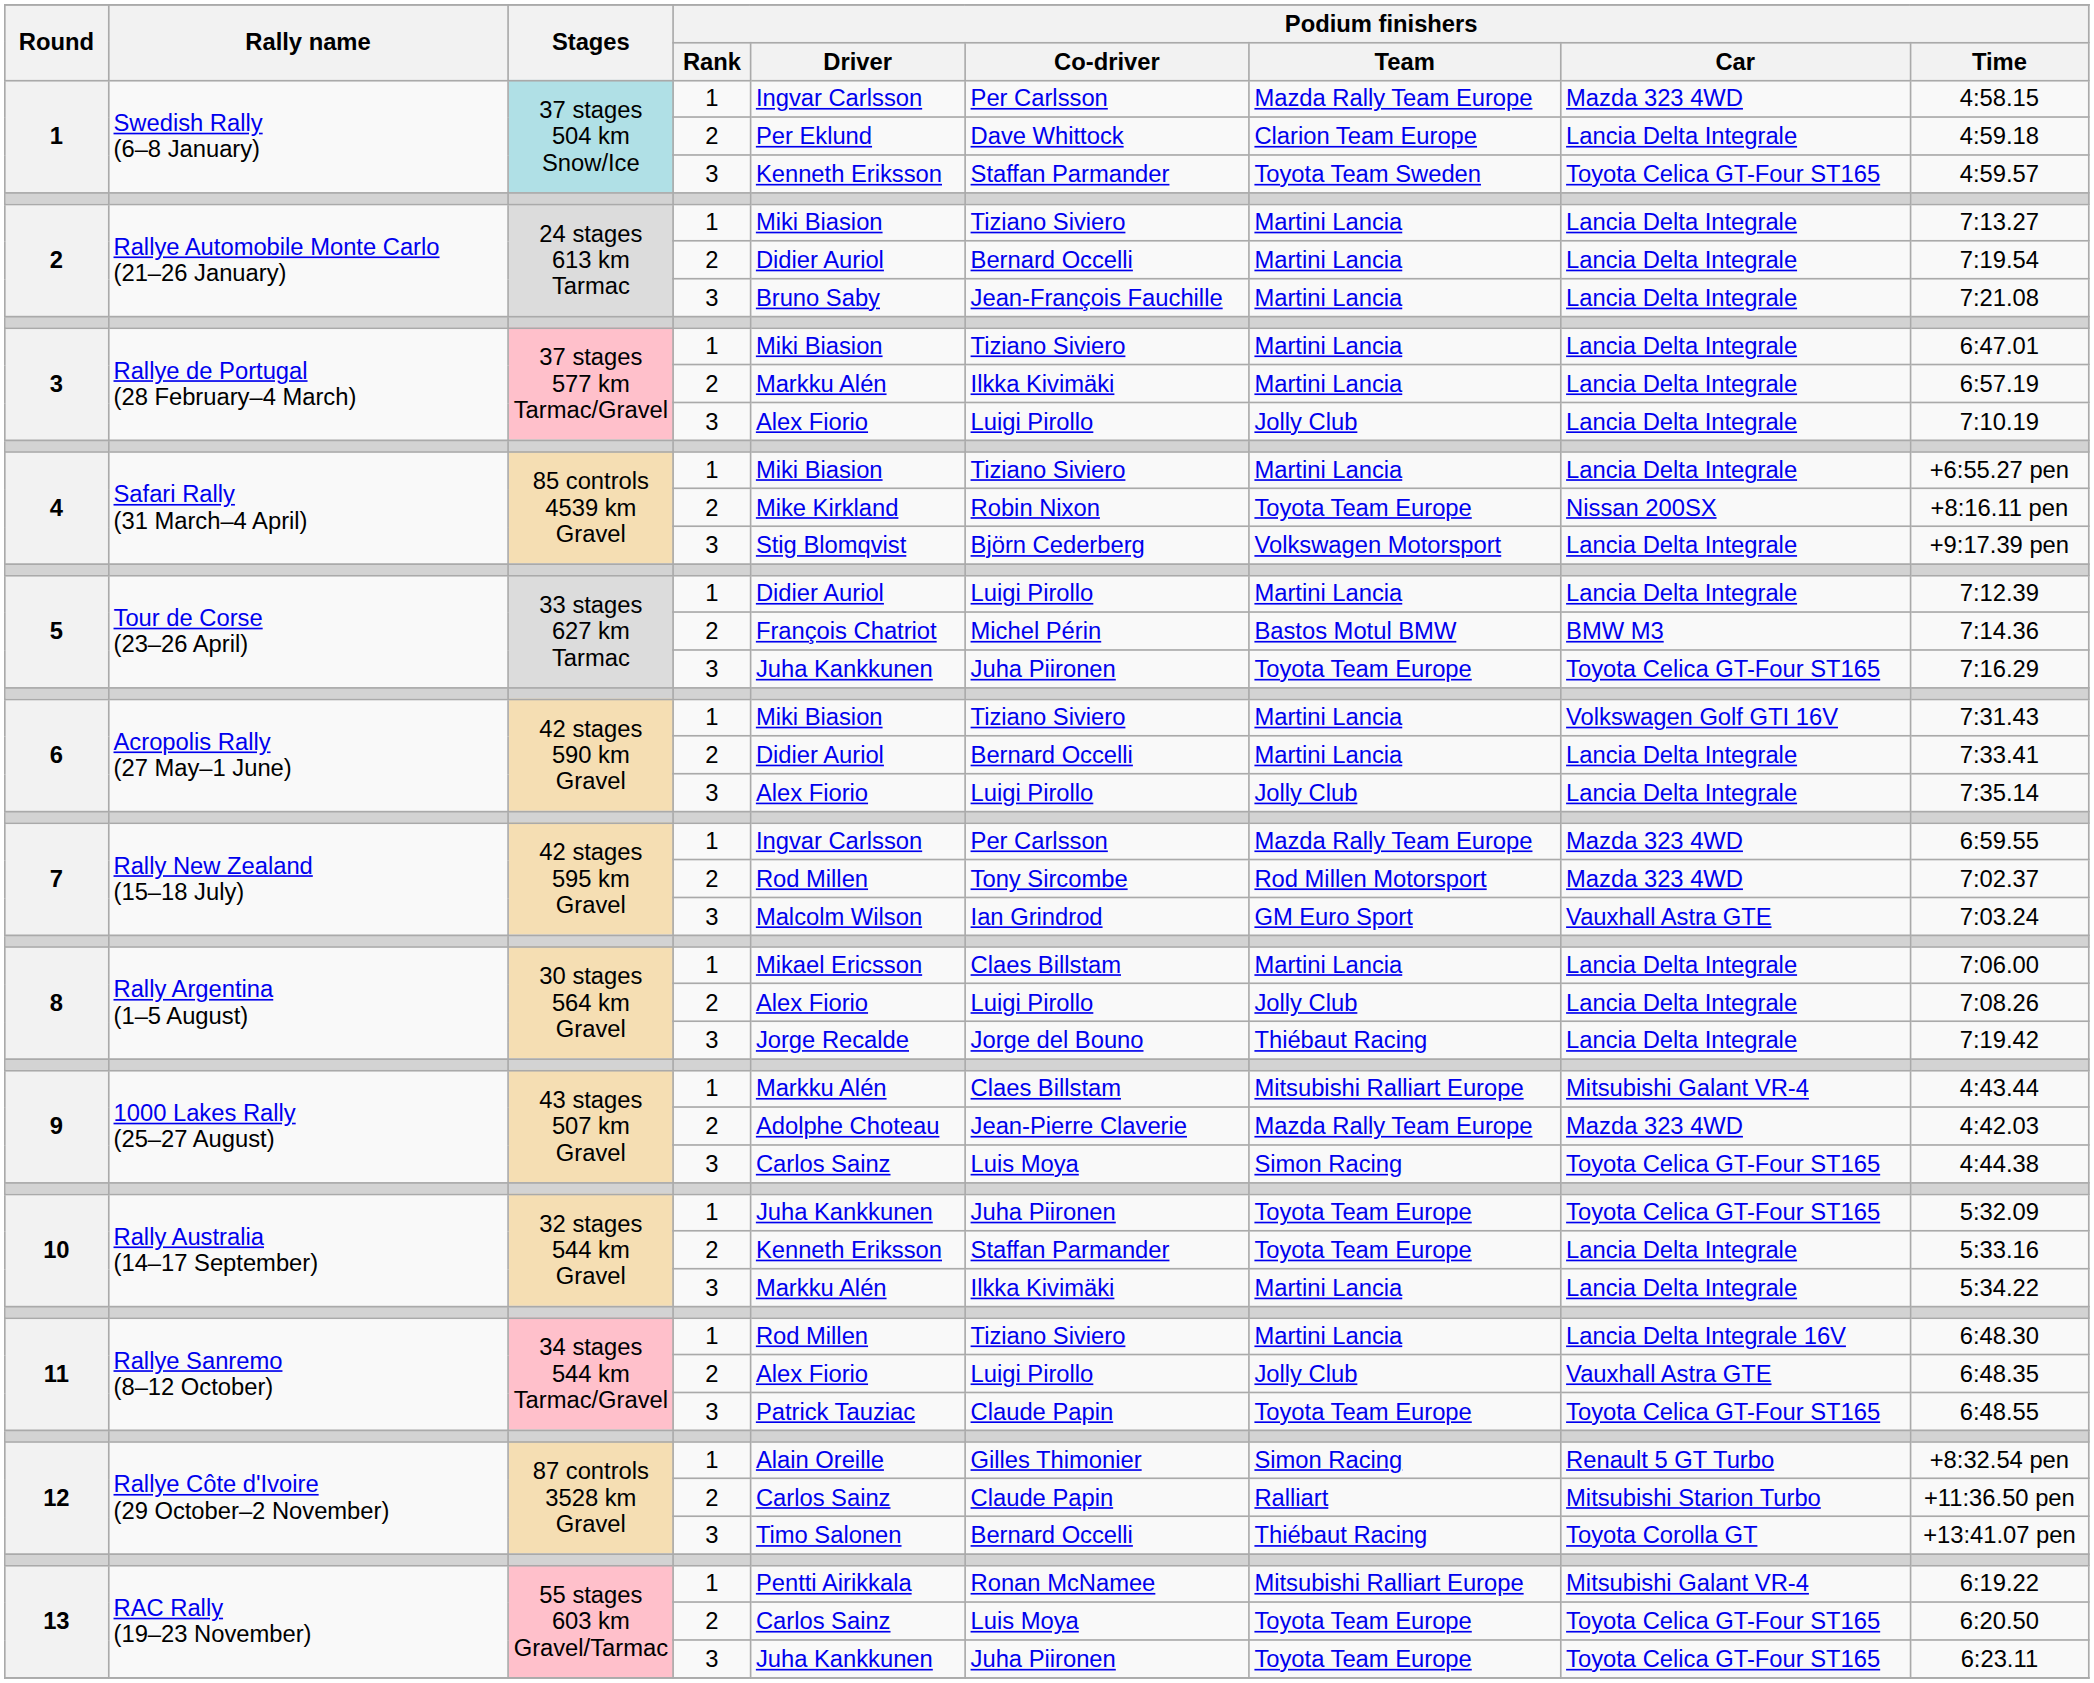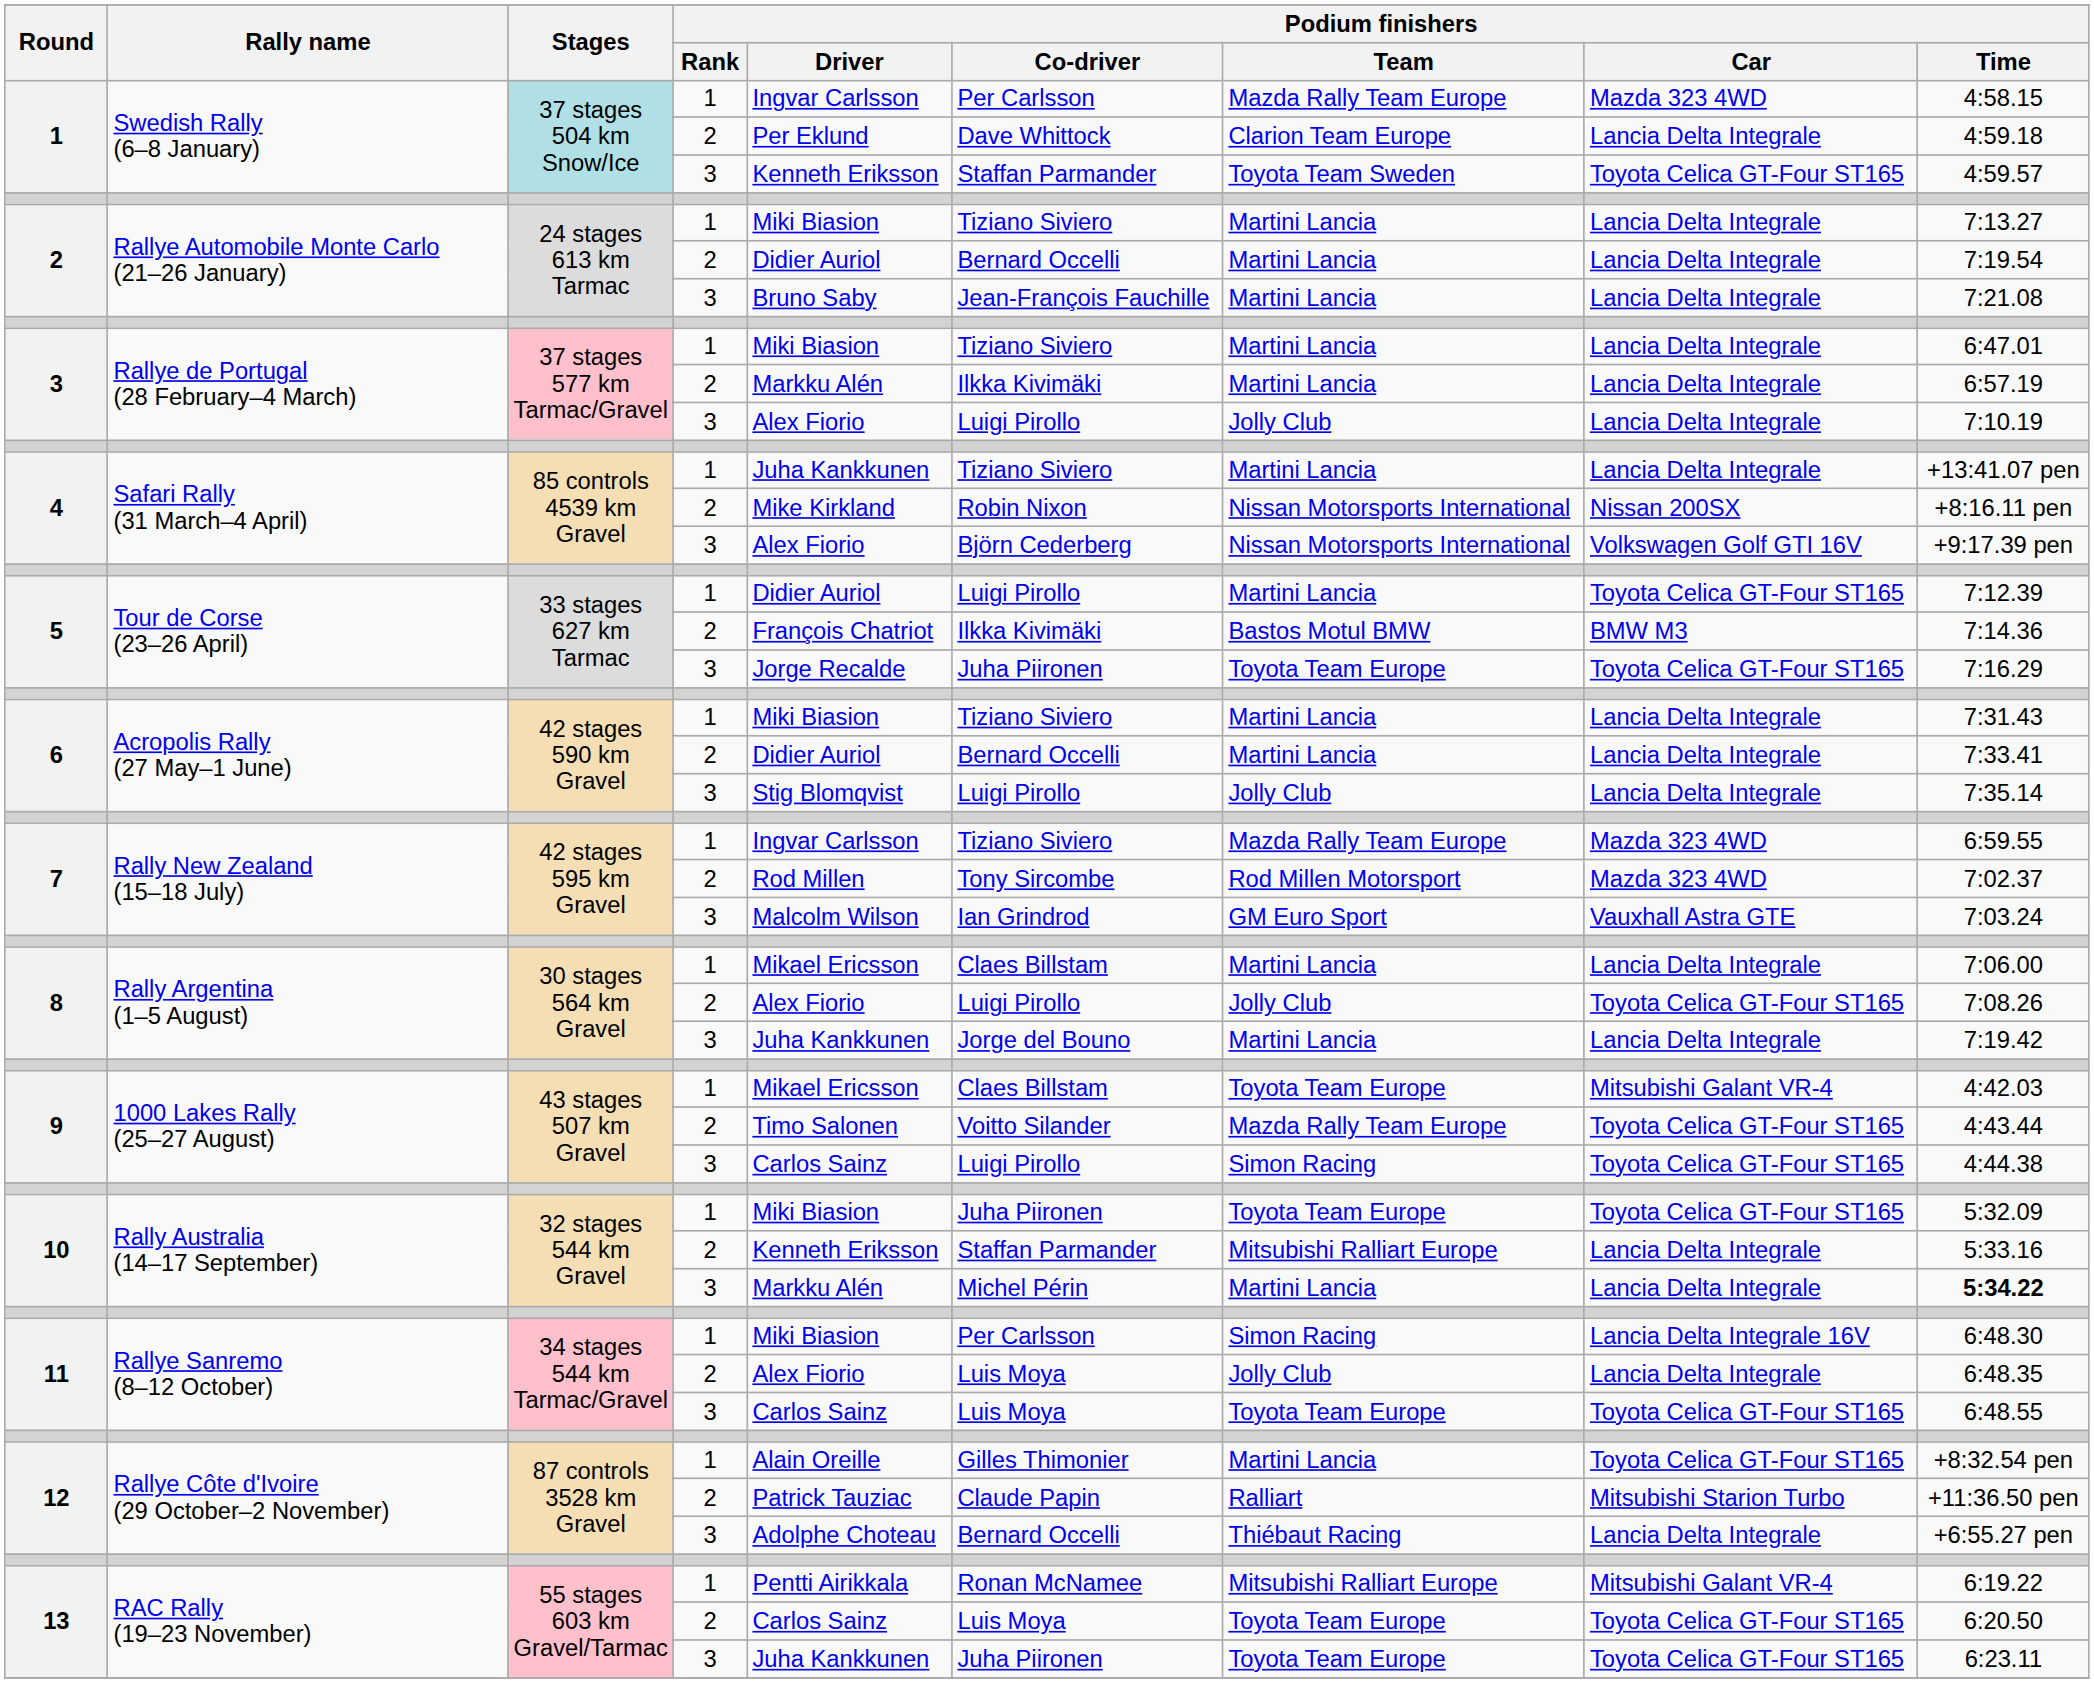(819, 470) Miki Biasion -> (841, 470) Juha Kankkunen
(1999, 470) +6:55.27 pen -> (2003, 470) +13:41.07 pen
(1363, 508) Toyota Team Europe -> (1399, 508) Nissan Motorsports International
(831, 545) Stig Blomqvist -> (808, 545) Alex Fiorio
(1378, 545) Volkswagen Motorsport -> (1399, 545) Nissan Motorsports International
(1682, 545) Lancia Delta Integrale -> (1726, 545) Volkswagen Golf GTI 16V
(1682, 594) Lancia Delta Integrale -> (1747, 594) Toyota Celica GT-Four ST165
(1036, 632) Michel Périn -> (1029, 632) Ilkka Kivimäki
(844, 669) Juha Kankkunen -> (829, 669) Jorge Recalde
(1702, 718) Volkswagen Golf GTI 16V -> (1705, 718) Lancia Delta Integrale
(812, 793) Alex Fiorio -> (828, 793) Stig Blomqvist
(1039, 842) Per Carlsson -> (1035, 842) Tiziano Siviero
(1682, 1003) Lancia Delta Integrale -> (1747, 1003) Toyota Celica GT-Four ST165
(832, 1040) Jorge Recalde -> (841, 1040) Juha Kankkunen
(1341, 1040) Thiébaut Racing -> (1302, 1040) Martini Lancia
(821, 1089) Markku Alén -> (836, 1089) Mikael Ericsson
(1389, 1089) Mitsubishi Ralliart Europe -> (1337, 1089) Toyota Team Europe
(1999, 1089) 4:43.44 -> (2003, 1089) 4:42.03
(848, 1127) Adolphe Choteau -> (825, 1127) Timo Salonen
(1079, 1127) Jean-Pierre Claverie -> (1034, 1127) Voitto Silander
(1655, 1127) Mazda 323 4WD -> (1747, 1127) Toyota Celica GT-Four ST165
(1999, 1127) 4:42.03 -> (2003, 1127) 4:43.44
(1025, 1164) Luis Moya -> (1019, 1164) Luigi Pirollo
(844, 1213) Juha Kankkunen -> (816, 1213) Miki Biasion
(1363, 1250) Toyota Team Europe -> (1363, 1250) Mitsubishi Ralliart Europe
(1042, 1288) Ilkka Kivimäki -> (1023, 1288) Michel Périn
(1999, 1288) normal -> (2003, 1288) bold
(812, 1337) Rod Millen -> (816, 1337) Miki Biasion
(1048, 1337) Tiziano Siviero -> (1026, 1337) Per Carlsson
(1328, 1337) Martini Lancia -> (1302, 1337) Simon Racing
(1032, 1374) Luigi Pirollo -> (1012, 1374) Luis Moya
(1669, 1374) Vauxhall Astra GTE -> (1705, 1374) Lancia Delta Integrale
(836, 1412) Patrick Tauziac -> (820, 1412) Carlos Sainz
(1042, 1412) Claude Papin -> (1012, 1412) Luis Moya
(1328, 1460) Simon Racing -> (1302, 1460) Martini Lancia
(1670, 1460) Renault 5 GT Turbo -> (1747, 1460) Toyota Celica GT-Four ST165
(823, 1498) Carlos Sainz -> (832, 1498) Patrick Tauziac
(829, 1535) Timo Salonen -> (844, 1535) Adolphe Choteau
(1662, 1535) Toyota Corolla GT -> (1705, 1535) Lancia Delta Integrale
(1999, 1535) +13:41.07 pen -> (2003, 1535) +6:55.27 pen
